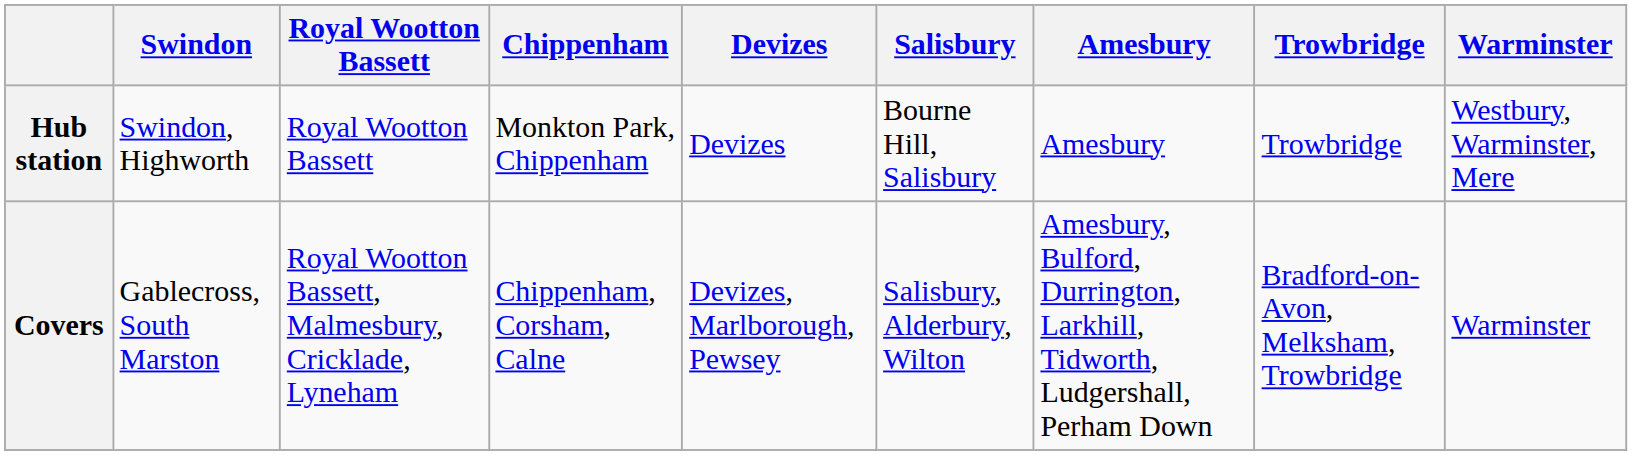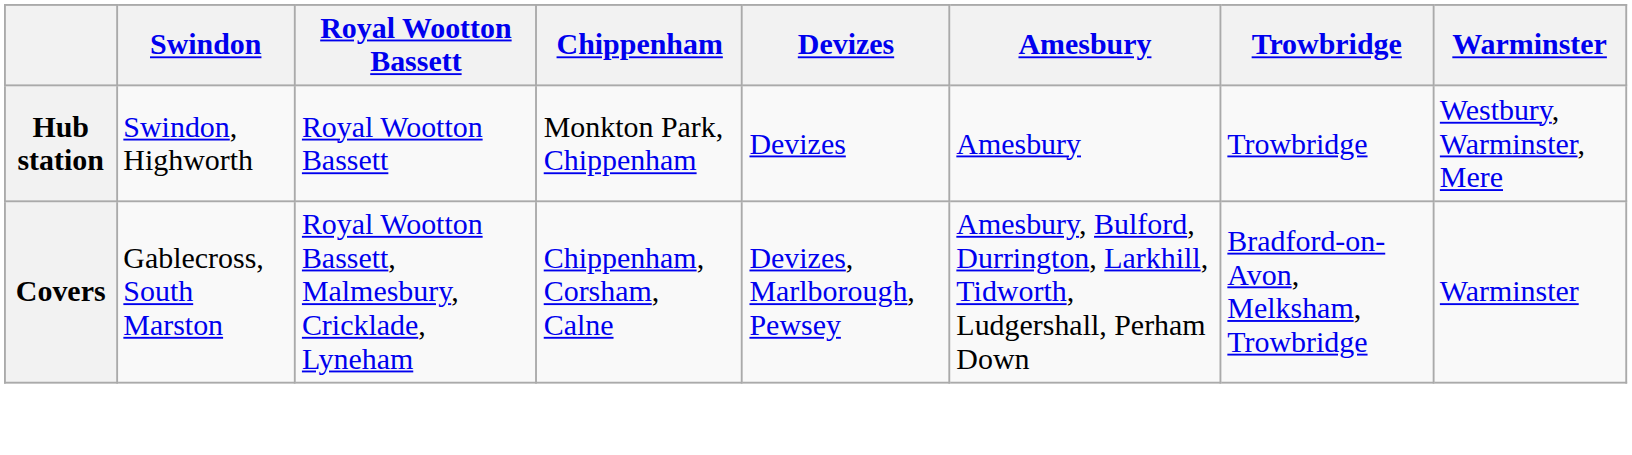- column: (955, 45)
